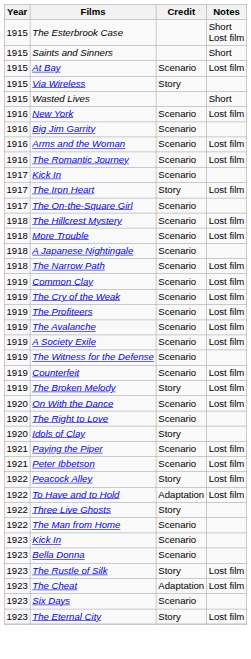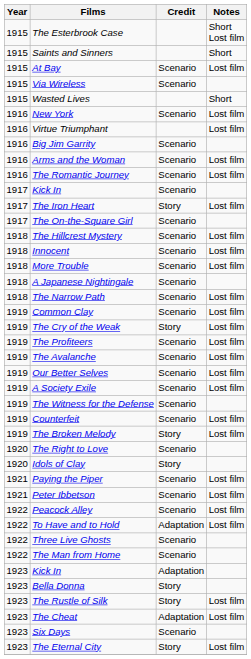(169, 83) Story -> (177, 83) Scenario
+ row: (17, 129)
+ row: (17, 251)
(177, 296) Scenario -> (169, 327) Story
+ row: (17, 373)
- row: (17, 403)
(169, 479) Story -> (177, 510) Scenario
(169, 510) Story -> (177, 540) Scenario
(177, 540) Scenario -> (181, 571) Adaptation
(177, 555) Scenario -> (169, 586) Story
